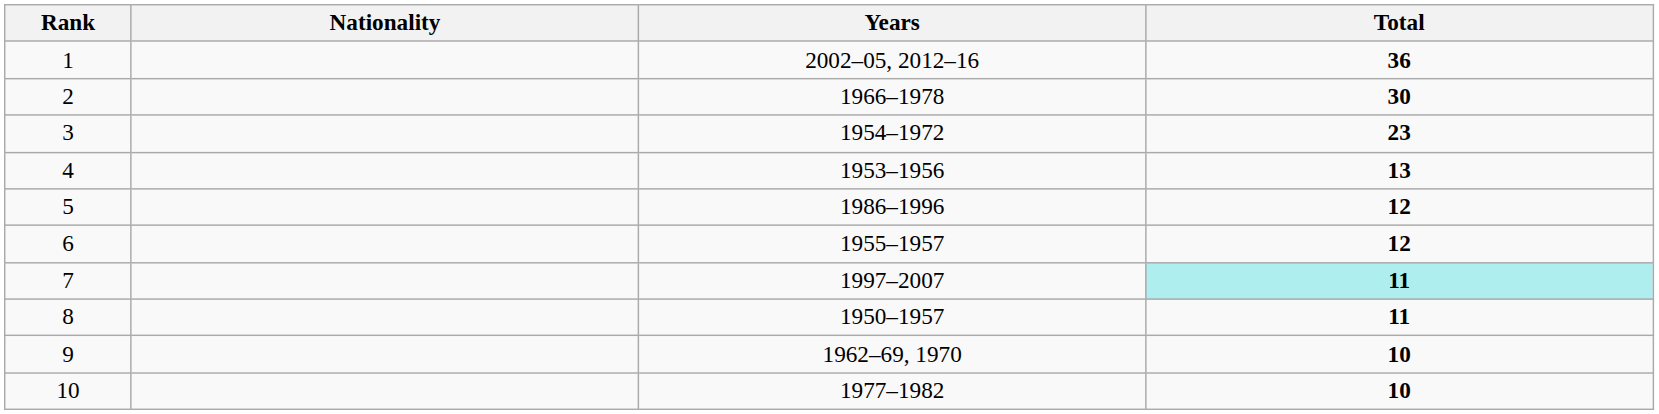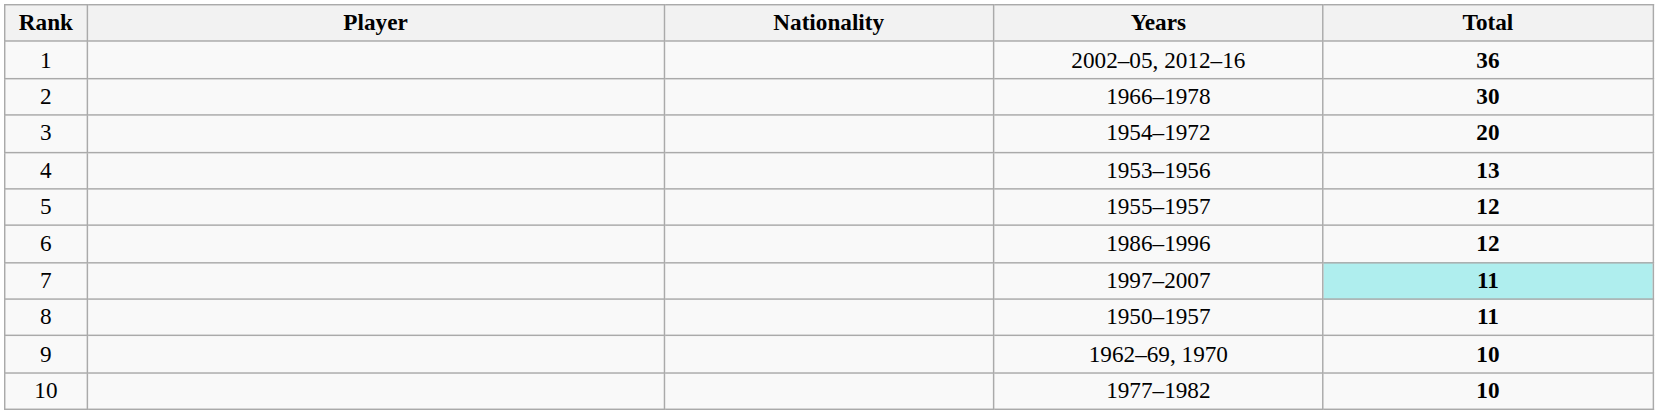+ column: (376, 22)
(1399, 133) 23 -> (1488, 133) 20
(892, 206) 1986–1996 -> (1158, 206) 1955–1957
(892, 243) 1955–1957 -> (1158, 243) 1986–1996
